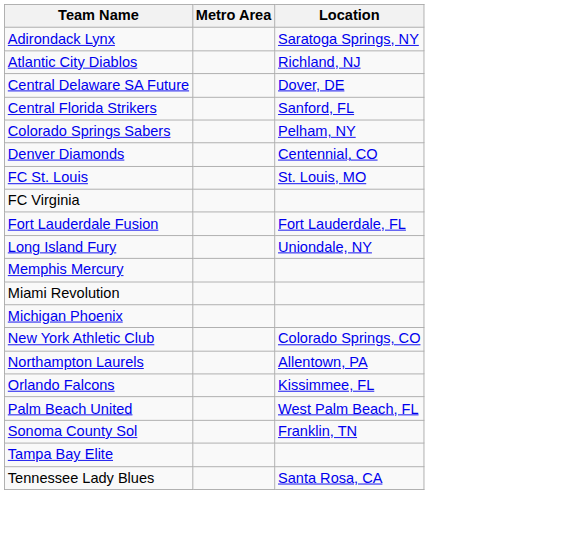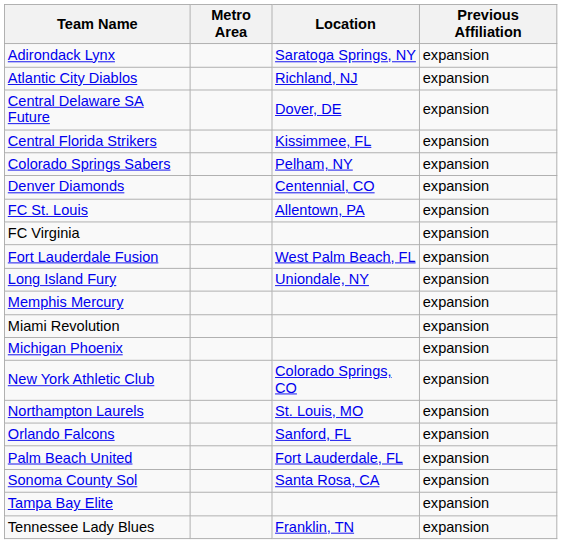+ column: (488, 24)
(316, 108) Sanford, FL -> (323, 141) Kissimmee, FL
(322, 177) St. Louis, MO -> (320, 210) Allentown, PA
(342, 223) Fort Lauderdale, FL -> (345, 256) West Palm Beach, FL
(323, 362) Allentown, PA -> (319, 411) St. Louis, MO
(326, 385) Kissimmee, FL -> (313, 434) Sanford, FL
(348, 408) West Palm Beach, FL -> (339, 457) Fort Lauderdale, FL
(318, 431) Franklin, TN -> (327, 480) Santa Rosa, CA
(330, 477) Santa Rosa, CA -> (315, 527) Franklin, TN
